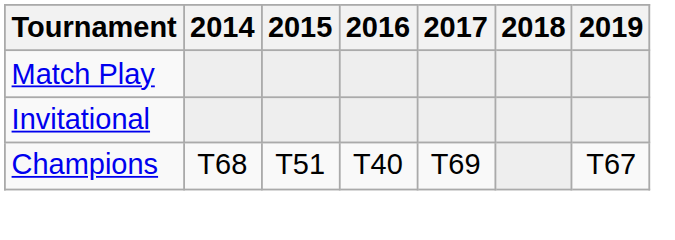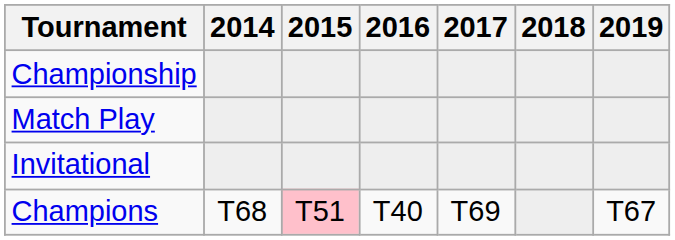+ row: (104, 73)
(300, 165) no background -> (320, 211) pink background
